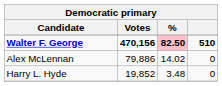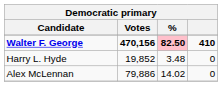(207, 43) 510 -> (207, 43) 410
rows swapped: (40, 58) <-> (37, 74)
